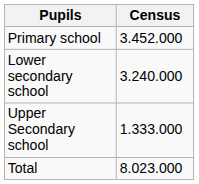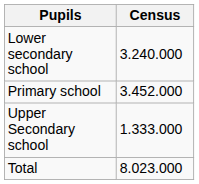rows swapped: (54, 37) <-> (40, 76)
